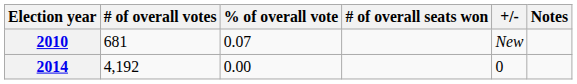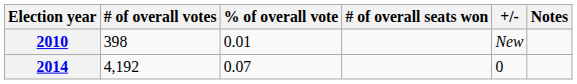(115, 41) 681 -> (115, 41) 398
(237, 41) 0.07 -> (237, 41) 0.01
(237, 66) 0.00 -> (237, 66) 0.07
